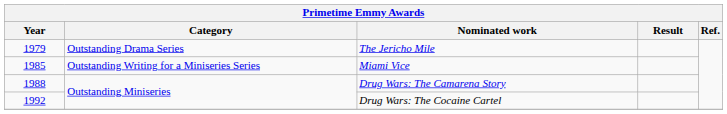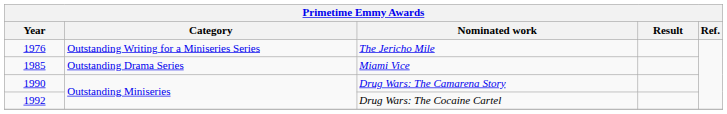(34, 48) 1979 -> (34, 48) 1976
(125, 48) Outstanding Drama Series -> (164, 48) Outstanding Writing for a Miniseries Series
(164, 65) Outstanding Writing for a Miniseries Series -> (125, 65) Outstanding Drama Series
(34, 83) 1988 -> (34, 83) 1990
